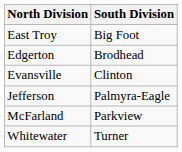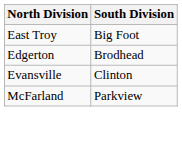- row: (31, 95)
- row: (37, 136)
